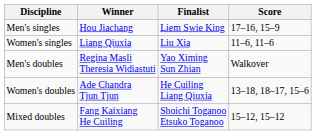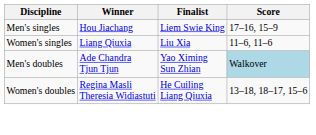(118, 64) Regina Masli Theresia Widiastuti -> (105, 64) Ade Chandra Tjun Tjun
(250, 64) no background -> (248, 64) lightblue background
(105, 90) Ade Chandra Tjun Tjun -> (118, 90) Regina Masli Theresia Widiastuti
- row: (36, 117)
